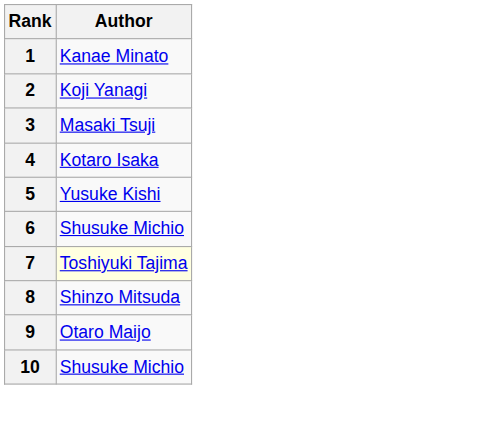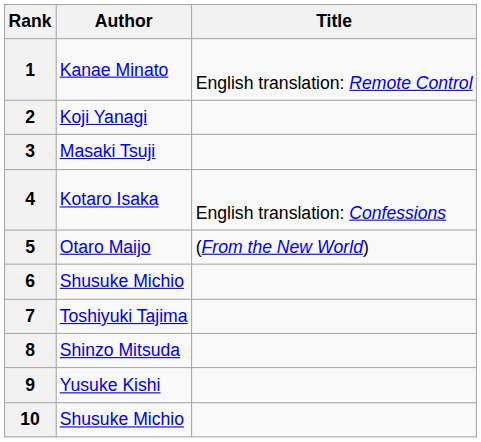+ column: (334, 21)
(110, 194) Yusuke Kishi -> (105, 247) Otaro Maijo
(124, 263) lightyellow background -> (124, 316) no background
(105, 332) Otaro Maijo -> (110, 385) Yusuke Kishi
